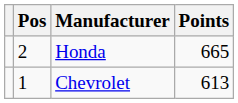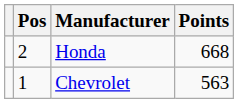(215, 51) 665 -> (215, 51) 668
(215, 83) 613 -> (215, 83) 563
